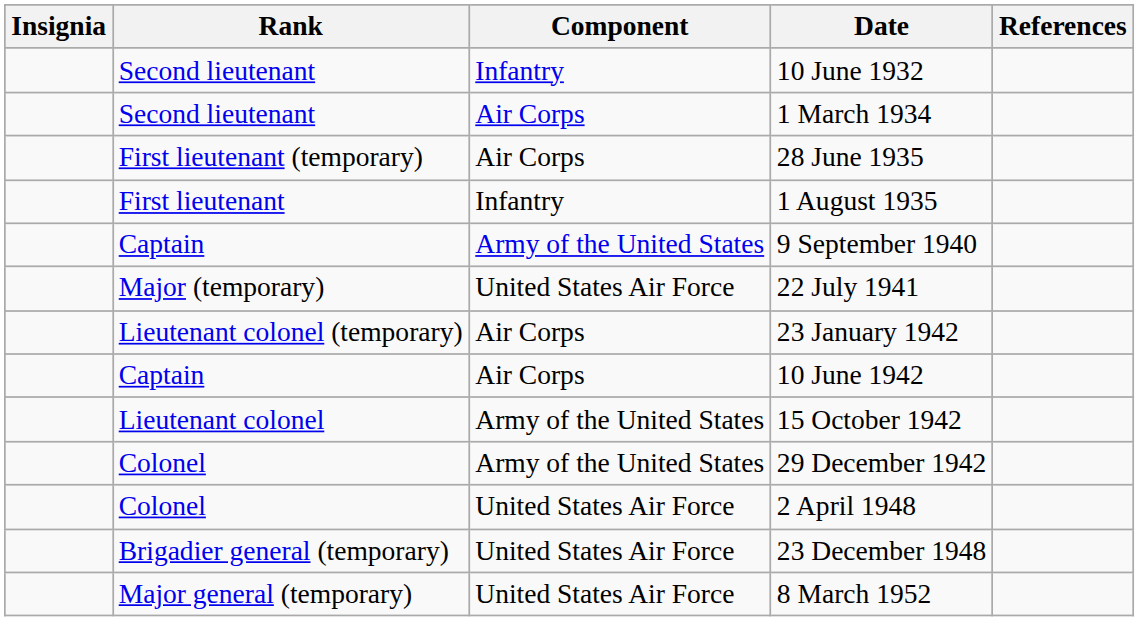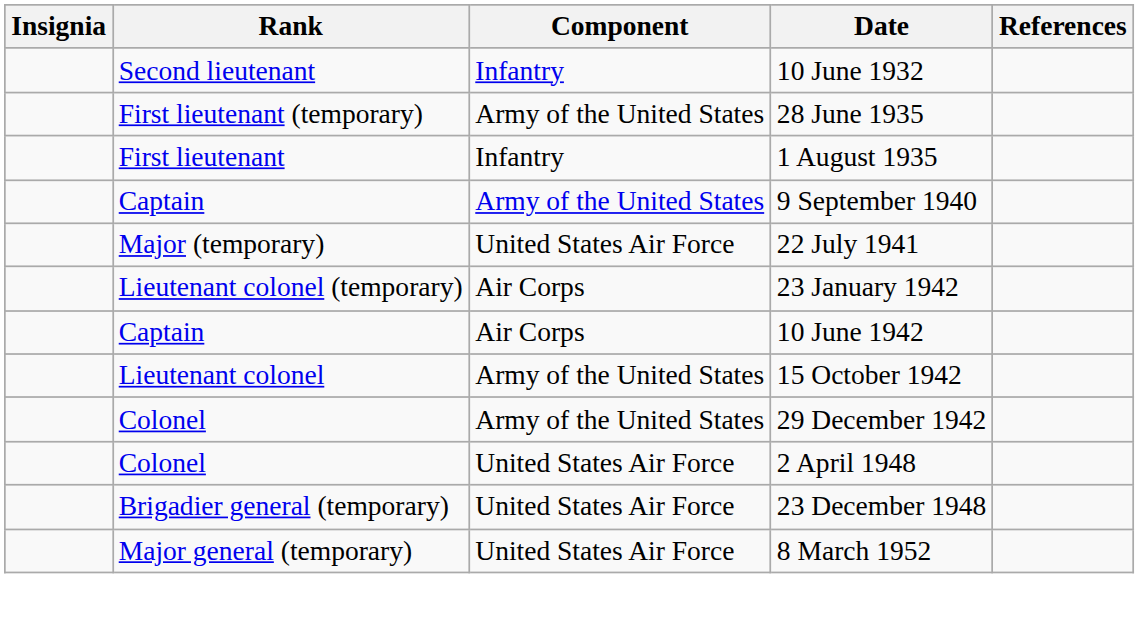- row: (854, 113)
(530, 157) Air Corps -> (620, 113) Army of the United States
